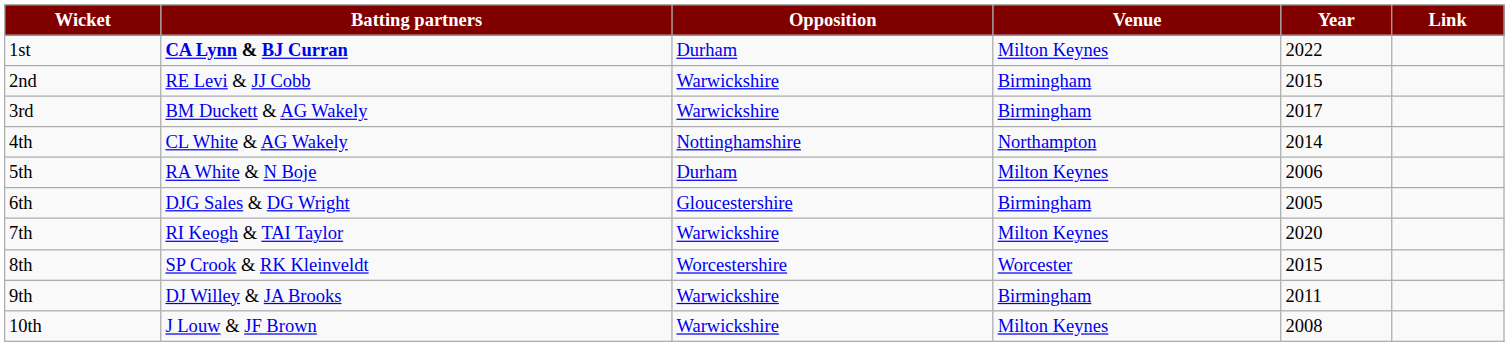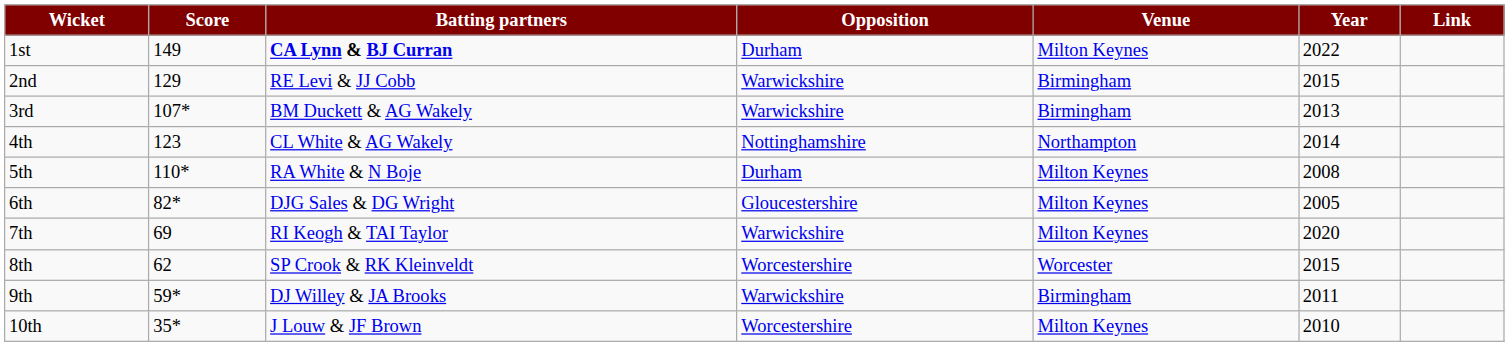+ column: (207, 19)
(1304, 111) 2017 -> (1321, 111) 2013
(1304, 172) 2006 -> (1321, 172) 2008
(1044, 203) Birmingham -> (1093, 203) Milton Keynes
(728, 325) Warwickshire -> (797, 325) Worcestershire
(1304, 325) 2008 -> (1321, 325) 2010
